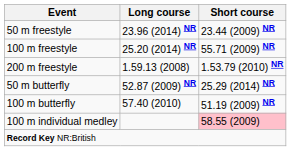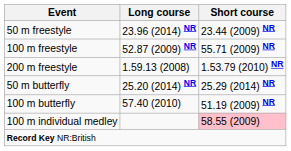(159, 49) 25.20 (2014) NR -> (159, 49) 52.87 (2009) NR
(159, 85) 52.87 (2009) NR -> (159, 85) 25.20 (2014) NR
